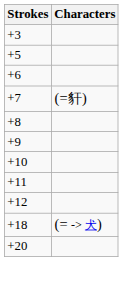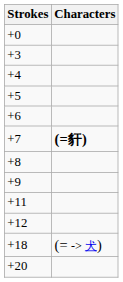+ row: (14, 34)
+ row: (14, 75)
(71, 98) normal -> (71, 139) bold
- row: (17, 162)
